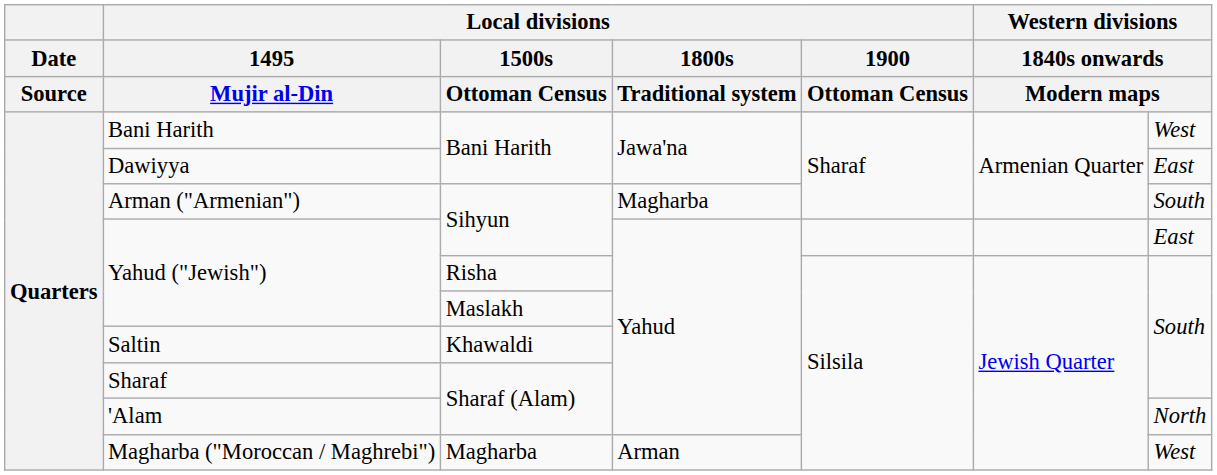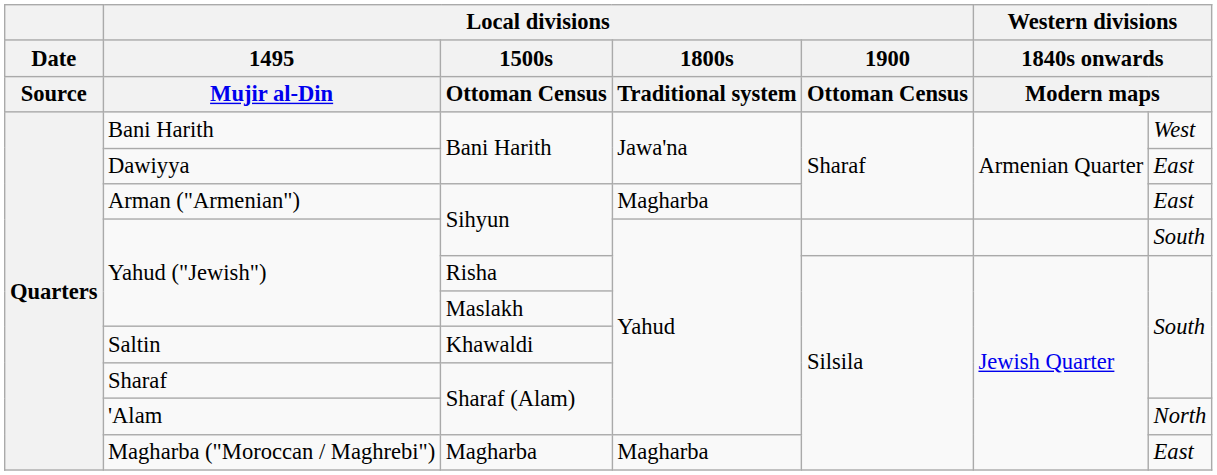(1179, 201) South -> (1174, 201) East
(1174, 237) East -> (1179, 237) South
(648, 451) Arman -> (663, 451) Magharba
(1174, 451) West -> (1174, 451) East
